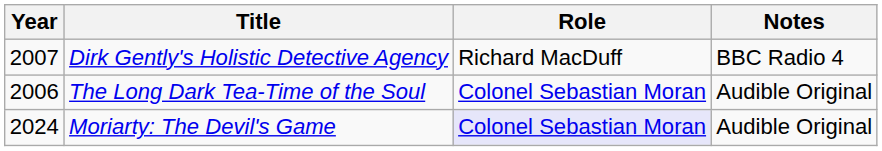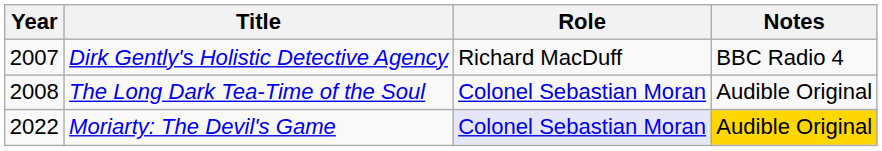(34, 92) 2006 -> (34, 92) 2008
(34, 127) 2024 -> (34, 127) 2022
(794, 127) no background -> (794, 127) gold background
